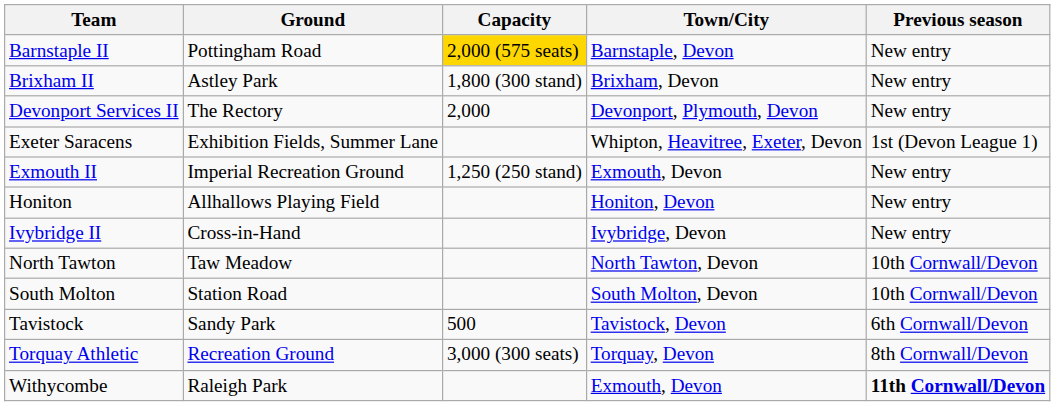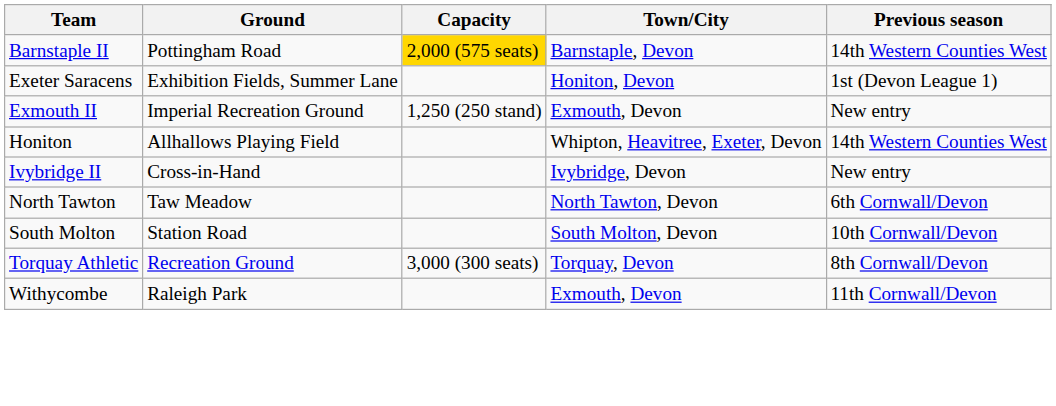(911, 50) New entry -> (939, 50) 14th Western Counties West
- row: (51, 80)
- row: (94, 111)
(726, 141) Whipton, Heavitree, Exeter, Devon -> (612, 80) Honiton, Devon
(653, 202) Honiton, Devon -> (686, 141) Whipton, Heavitree, Exeter, Devon
(911, 202) New entry -> (939, 141) 14th Western Counties West
(954, 263) 10th Cornwall/Devon -> (909, 202) 6th Cornwall/Devon
- row: (46, 324)
(958, 385) bold -> (914, 293) normal
